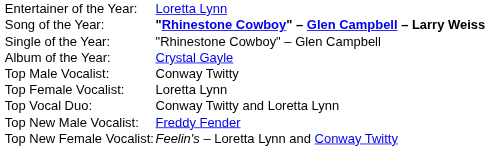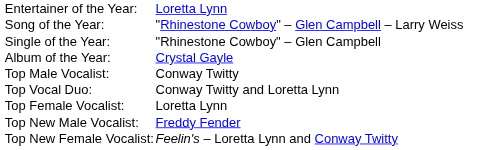(320, 25) bold -> (309, 25) normal
rows swapped: (65, 90) <-> (48, 106)
